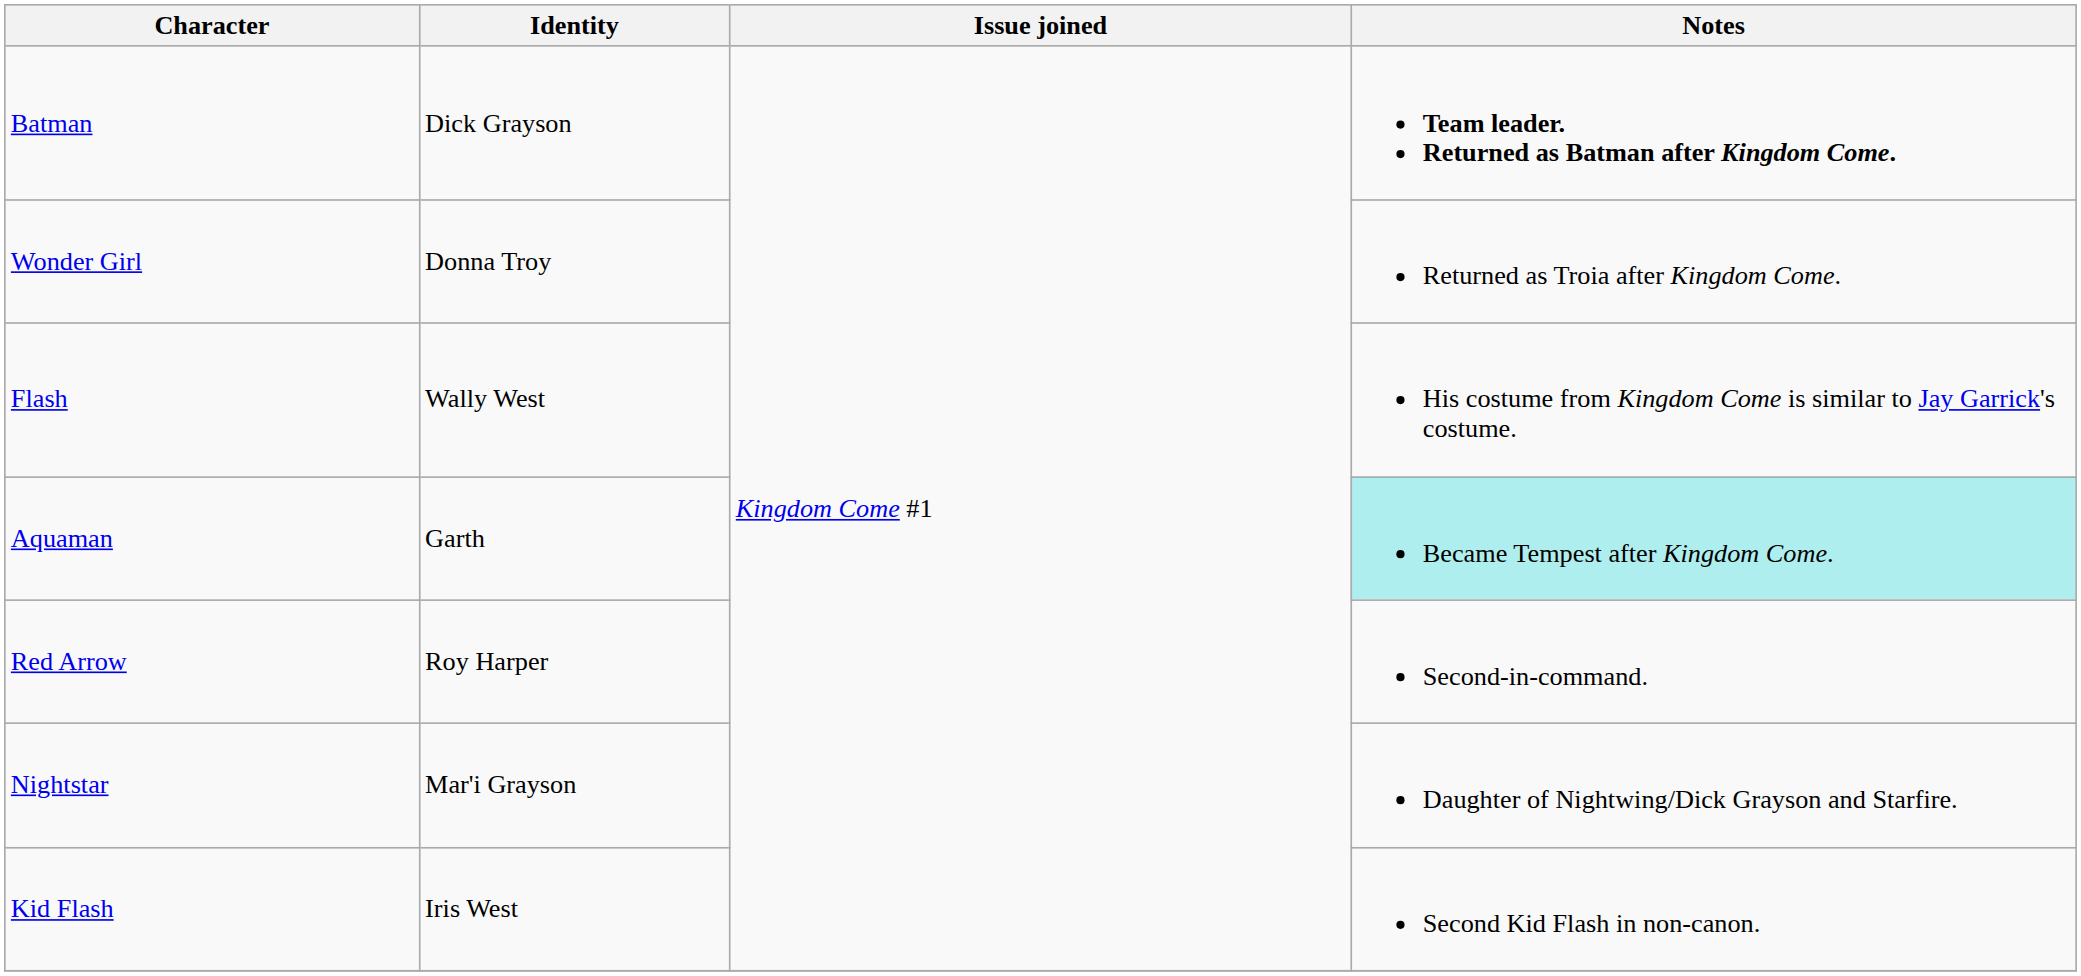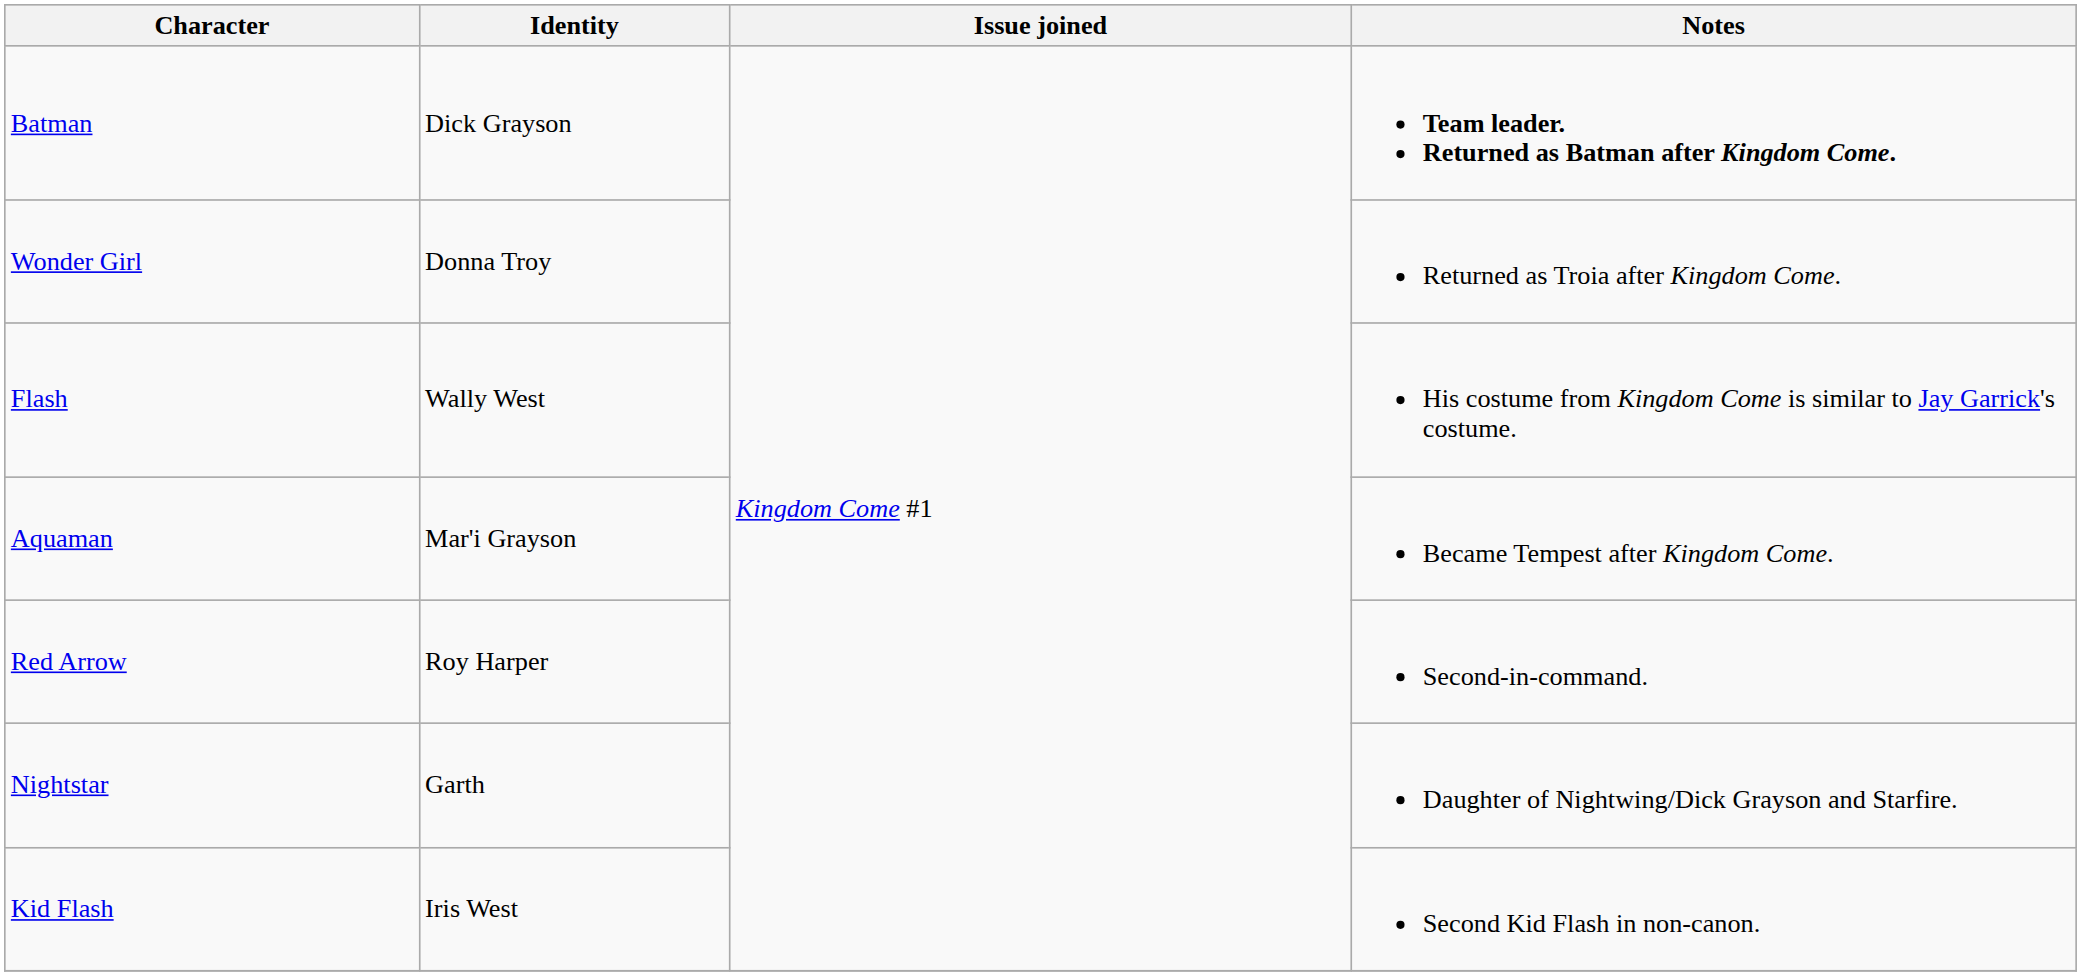(455, 537) Garth -> (501, 537) Mar'i Grayson
(1714, 553) paleturquoise background -> (1714, 553) no background
(501, 785) Mar'i Grayson -> (455, 785) Garth
